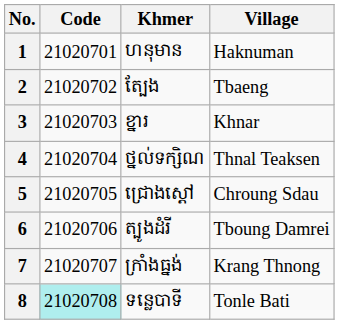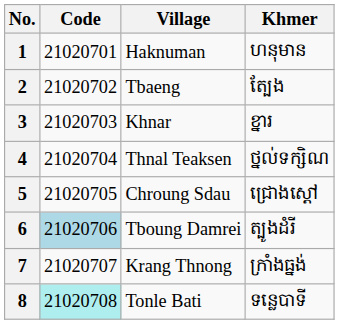columns swapped: (272, 18) <-> (165, 18)
(81, 230) no background -> (81, 230) lightblue background
